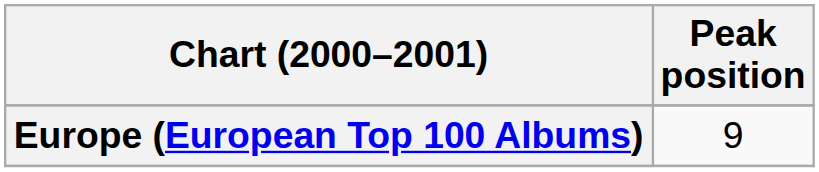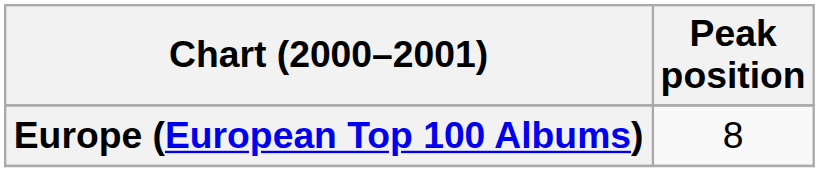(733, 135) 9 -> (733, 135) 8
